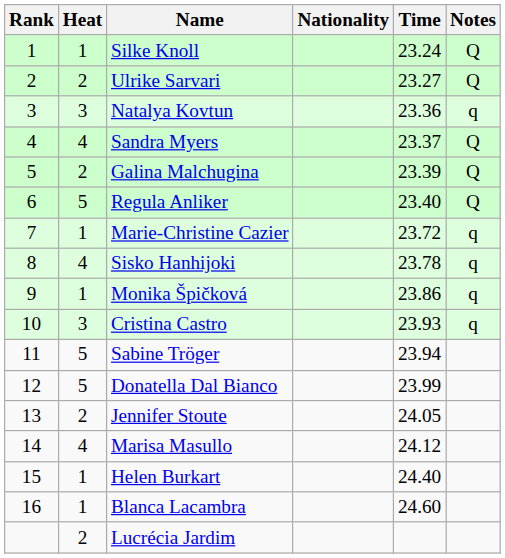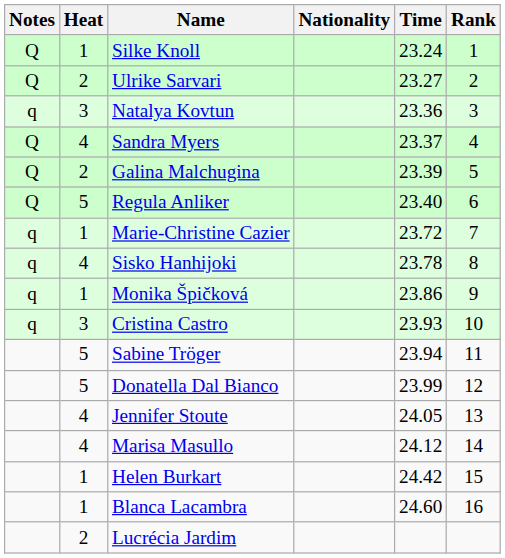columns swapped: (31, 19) <-> (473, 19)
(82, 415) 2 -> (83, 415) 4
(420, 476) 24.40 -> (421, 476) 24.42
